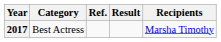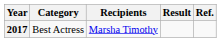columns swapped: (179, 12) <-> (98, 12)
